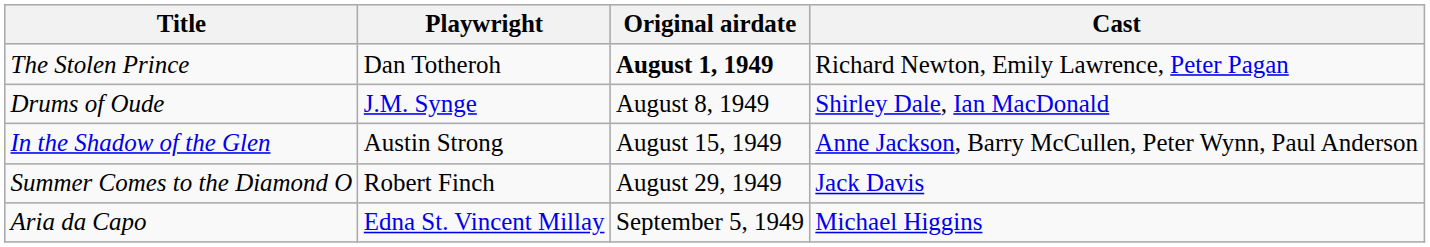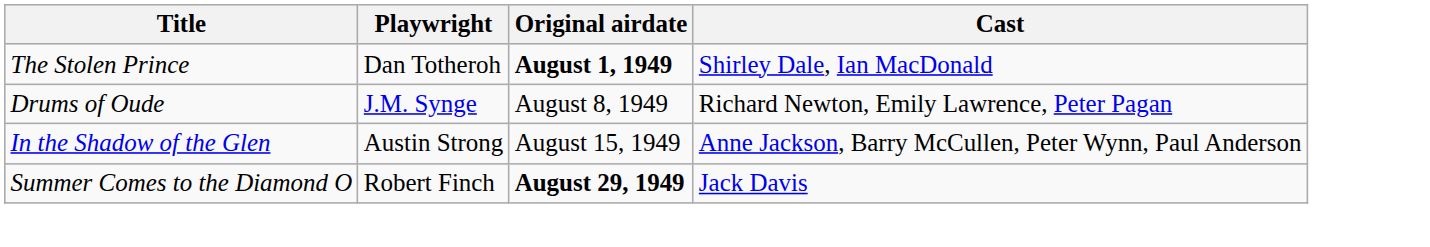(1052, 63) Richard Newton, Emily Lawrence, Peter Pagan -> (846, 63) Shirley Dale, Ian MacDonald
(962, 103) Shirley Dale, Ian MacDonald -> (936, 103) Richard Newton, Emily Lawrence, Peter Pagan
(699, 182) normal -> (600, 182) bold
- row: (78, 222)
